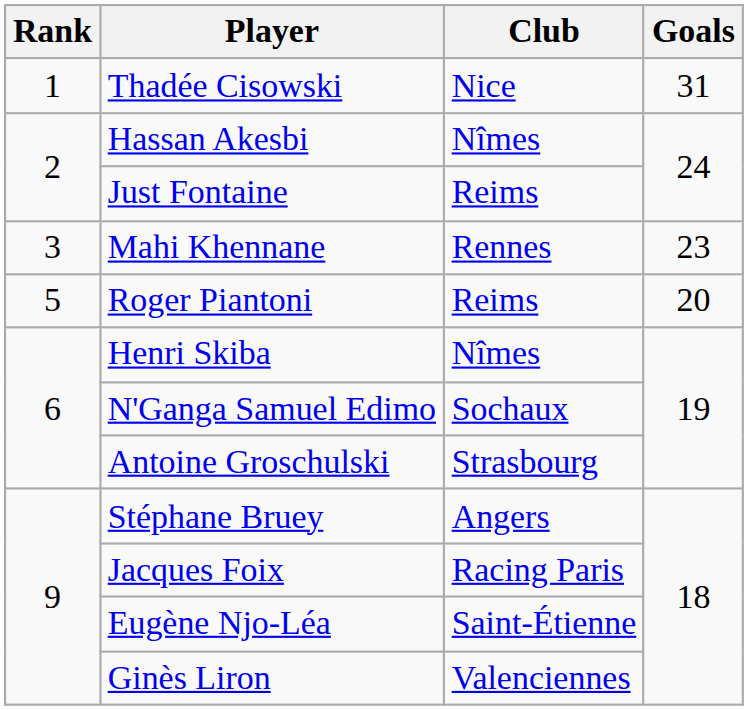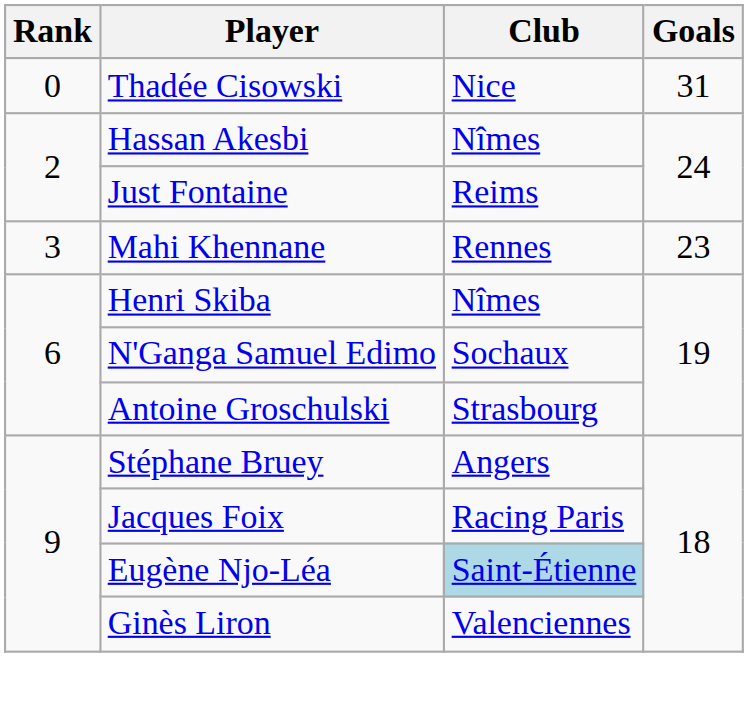(52, 85) 1 -> (52, 85) 0
- row: (210, 300)
(544, 623) no background -> (544, 569) lightblue background
